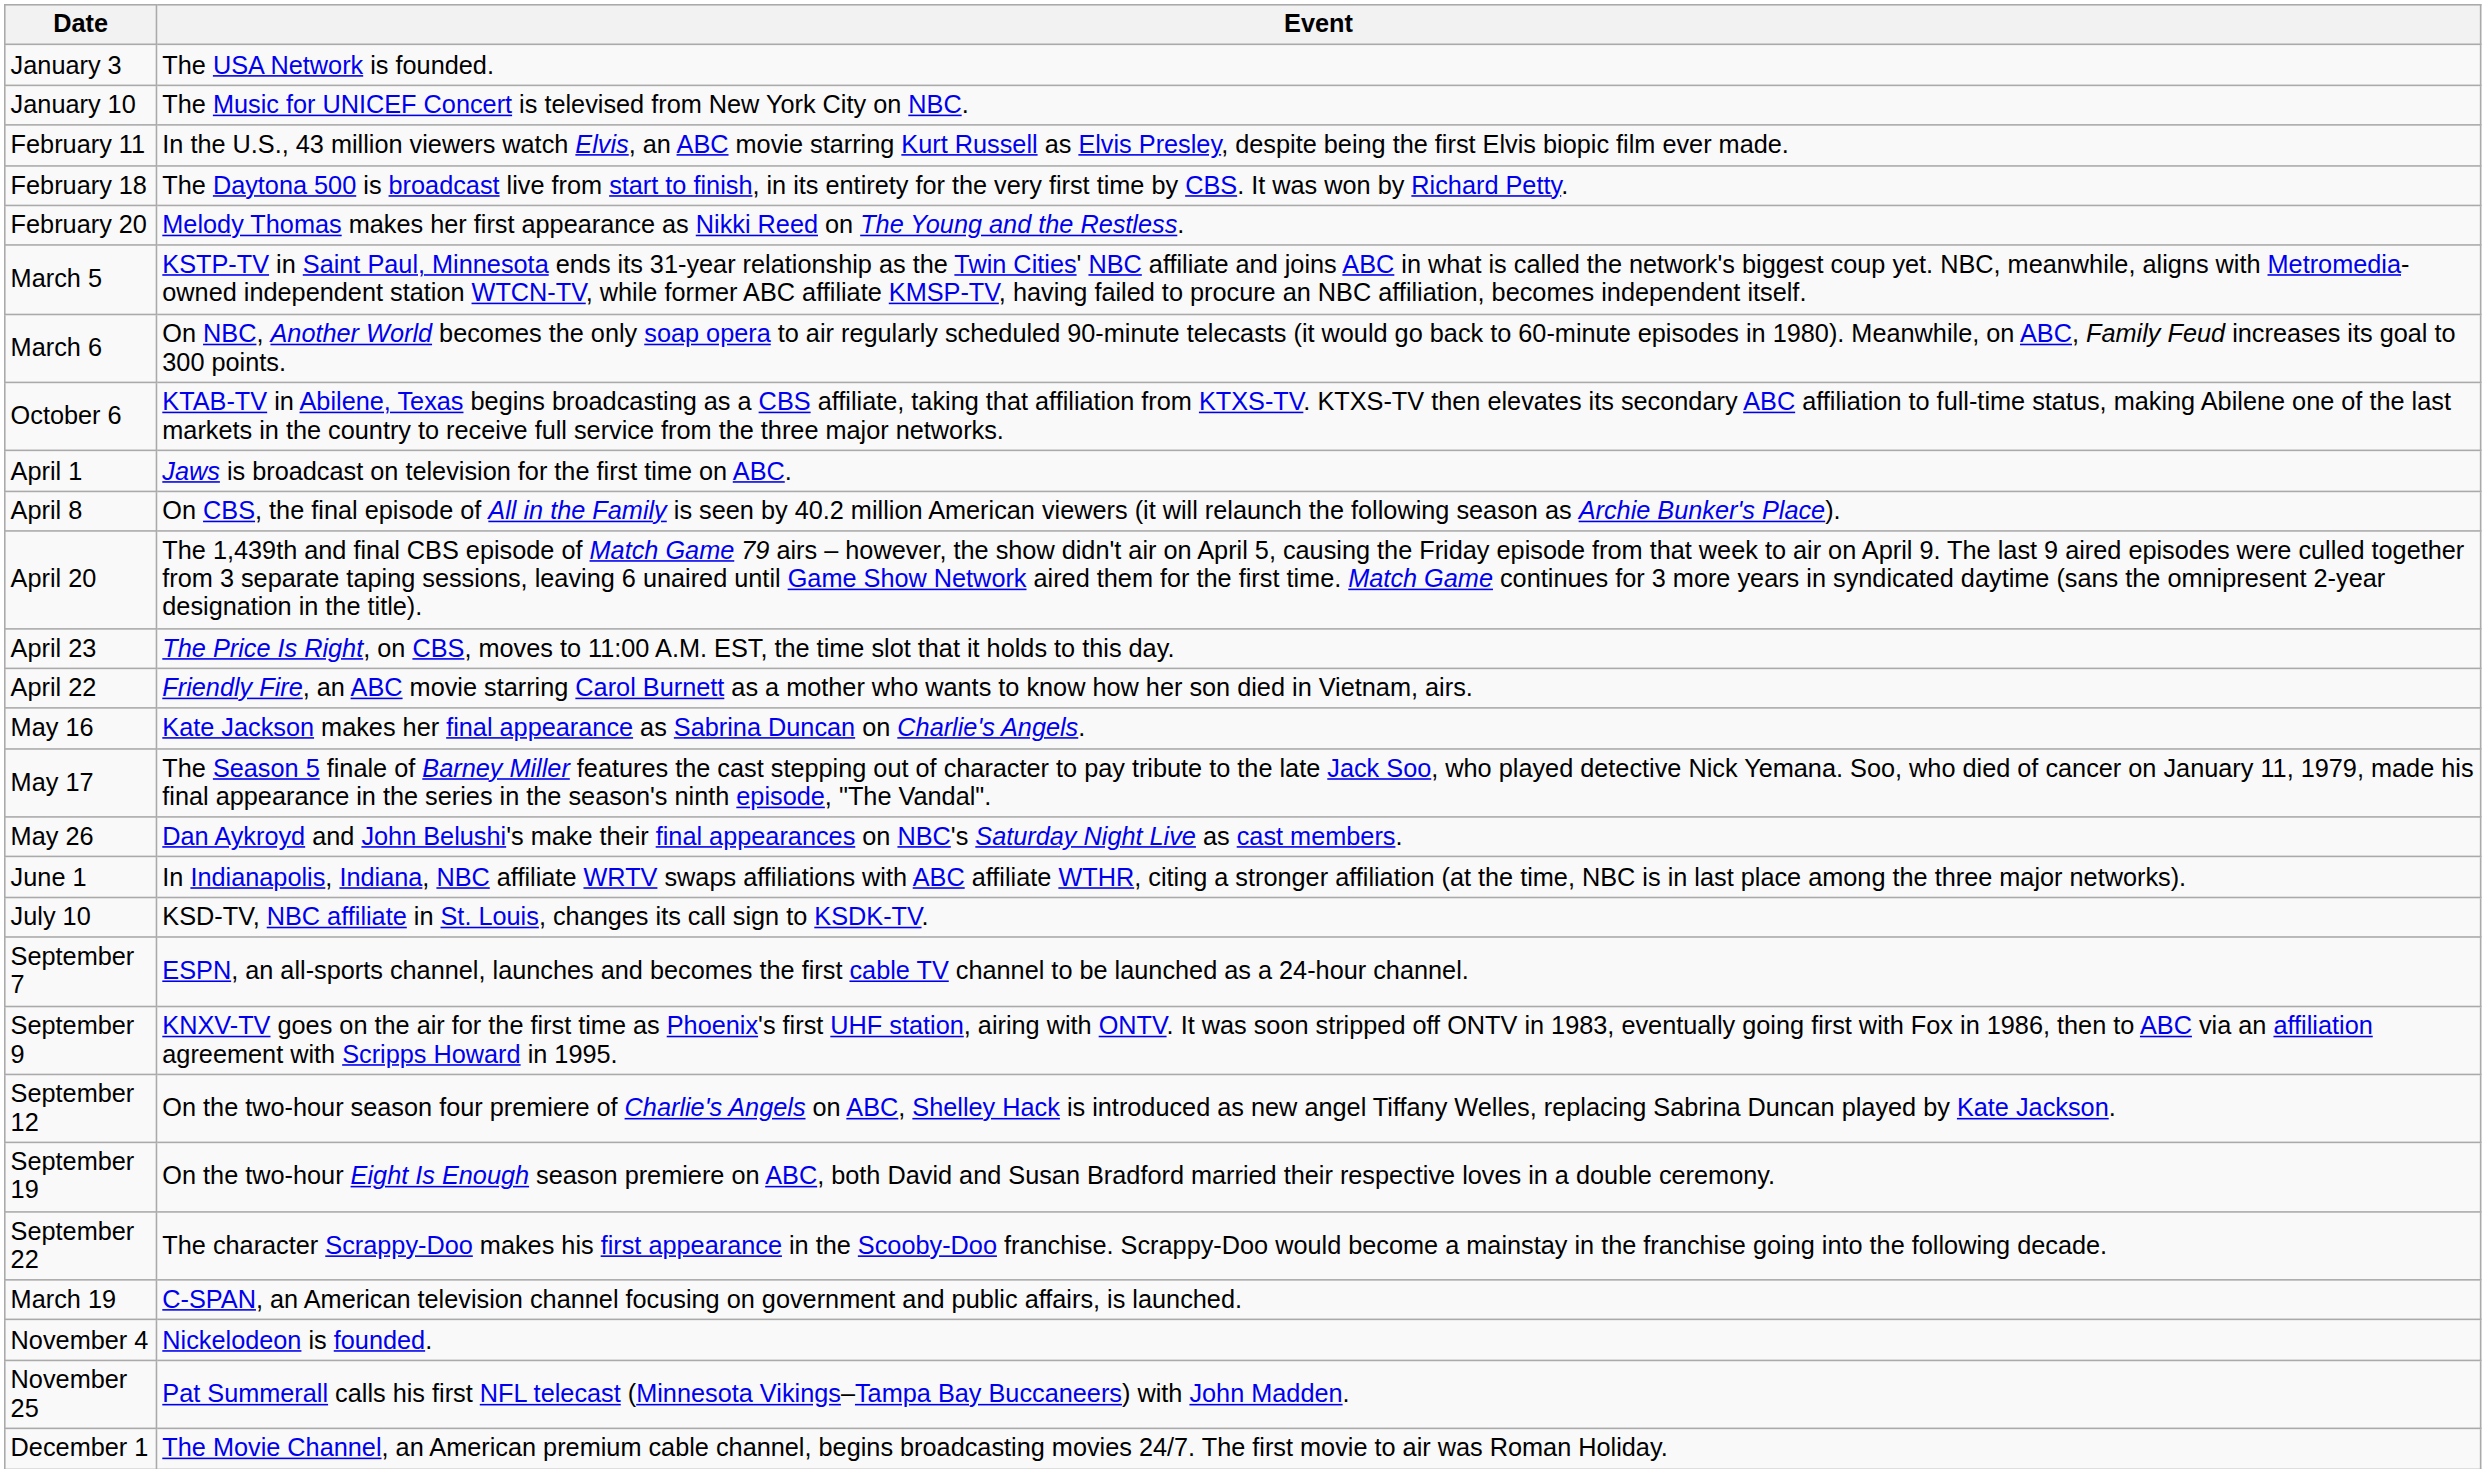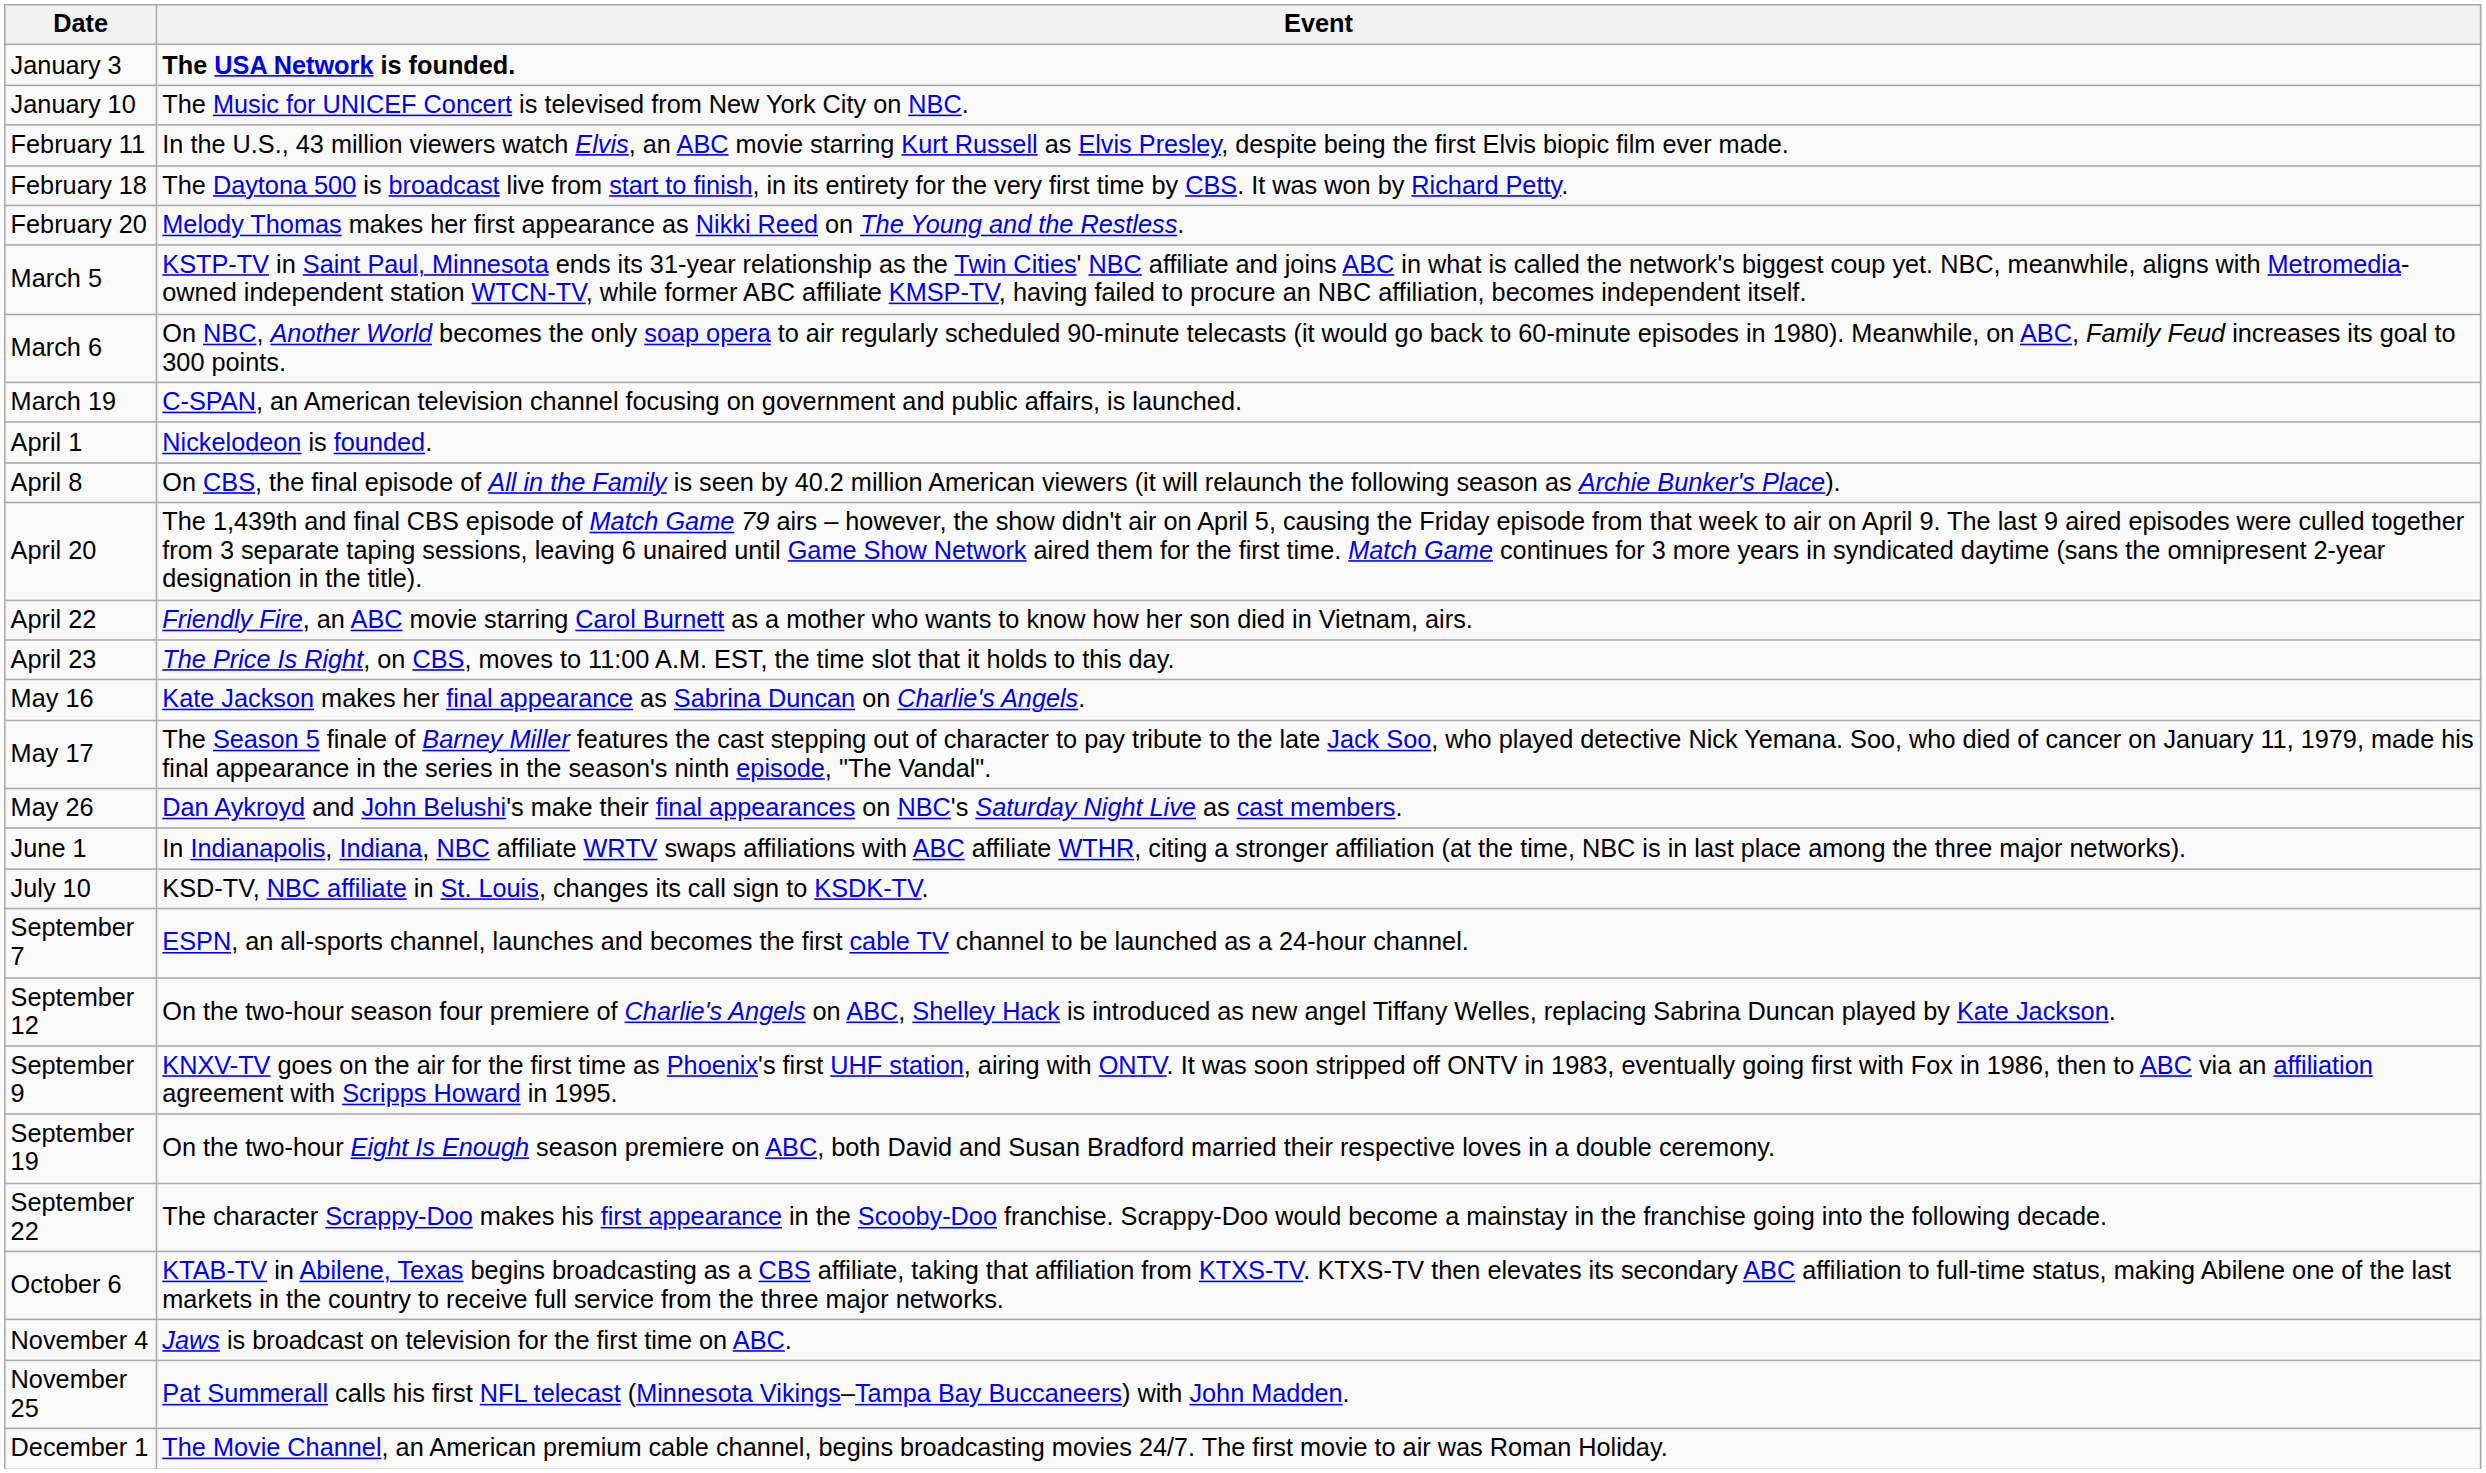(328, 64) normal -> (339, 64) bold
rows swapped: (63, 1299) <-> (66, 416)
(477, 470) Jaws is broadcast on television for the first time on ABC. -> (297, 442) Nickelodeon is founded.
rows swapped: (53, 687) <-> (53, 647)
rows swapped: (72, 1039) <-> (72, 1108)
(297, 1339) Nickelodeon is founded. -> (477, 1339) Jaws is broadcast on television for the first time on ABC.
